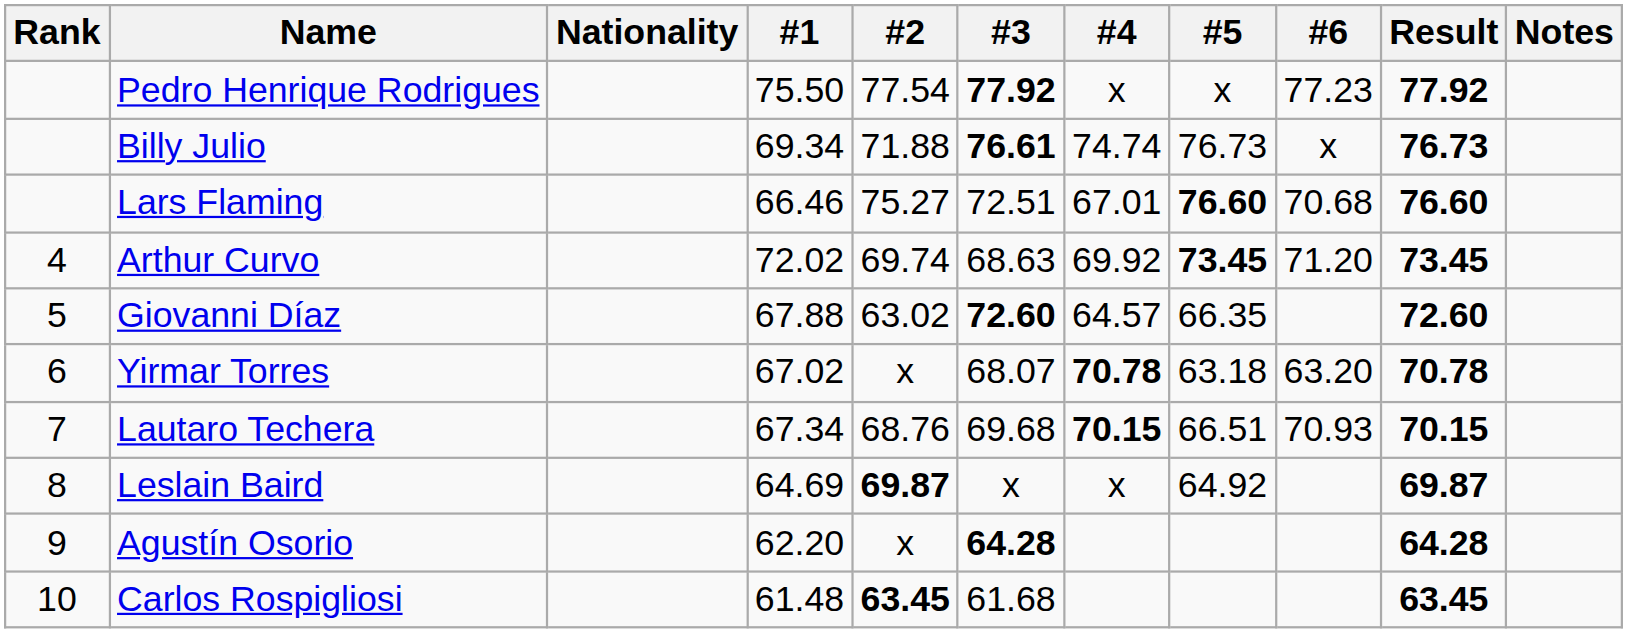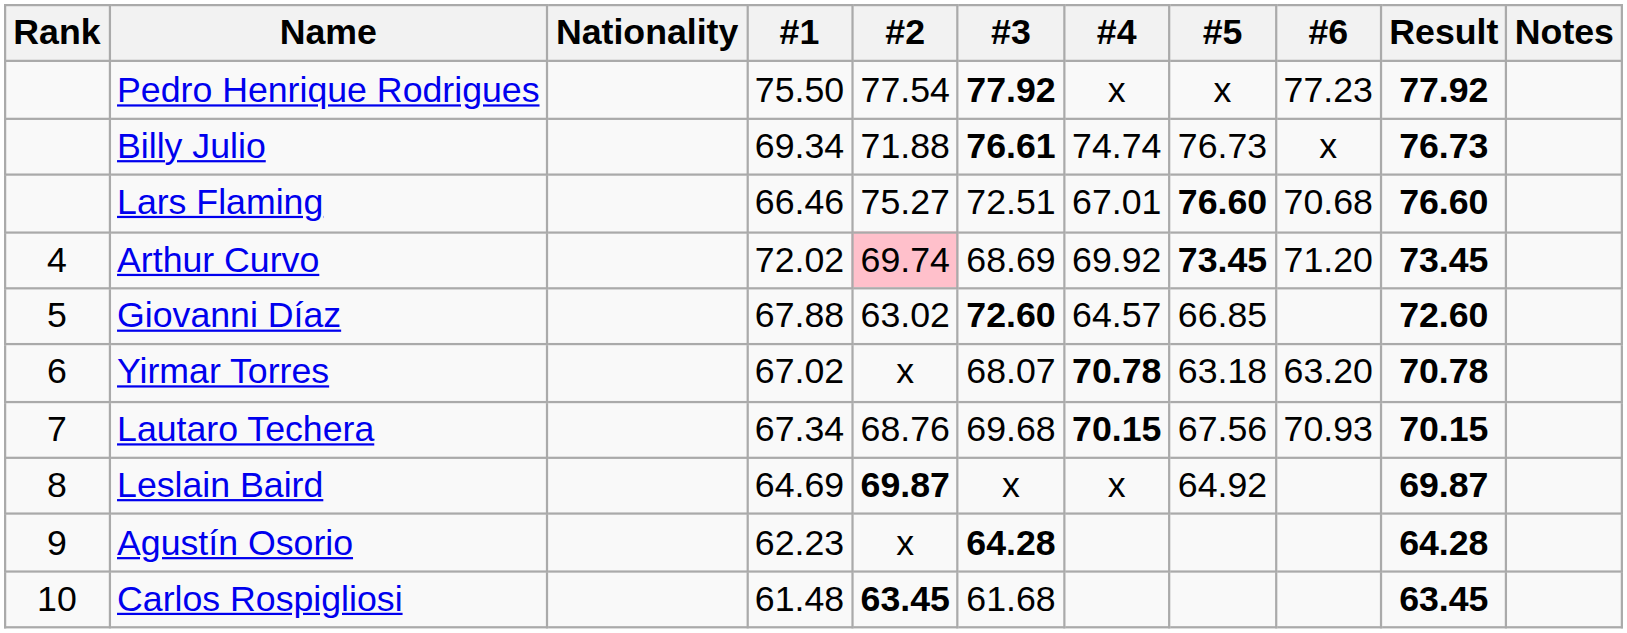(905, 259) no background -> (905, 259) pink background
(1011, 259) 68.63 -> (1011, 259) 68.69
(1222, 315) 66.35 -> (1222, 315) 66.85
(1222, 428) 66.51 -> (1222, 428) 67.56
(799, 542) 62.20 -> (799, 542) 62.23
